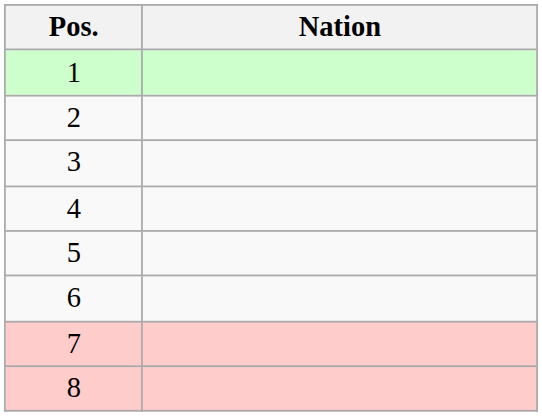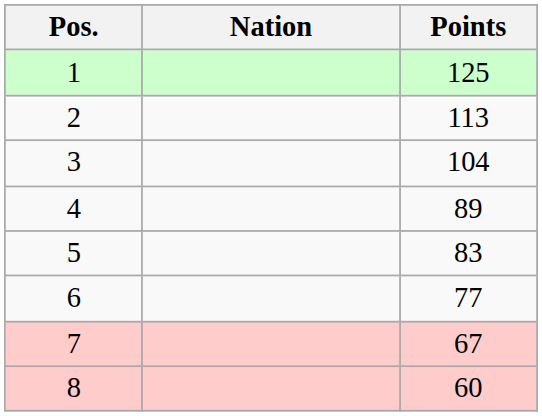+ column: (468, 27)
